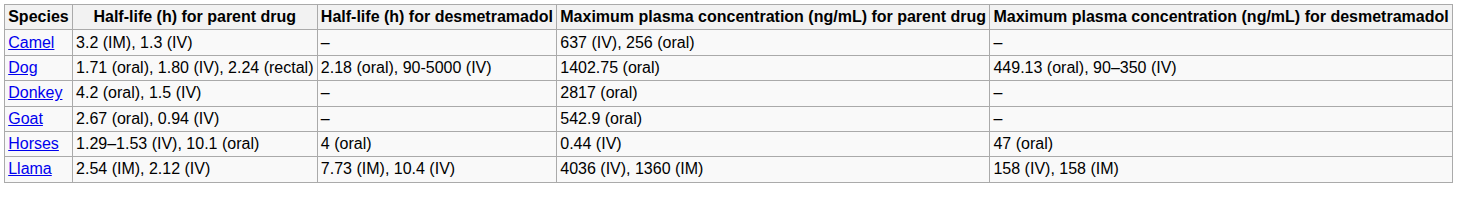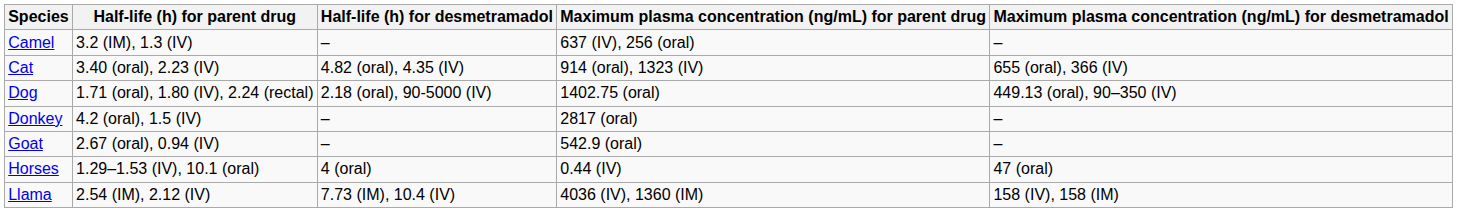+ row: (21, 67)
